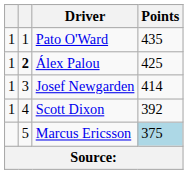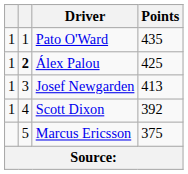(152, 86) 414 -> (152, 86) 413
(152, 133) lightblue background -> (152, 133) no background
